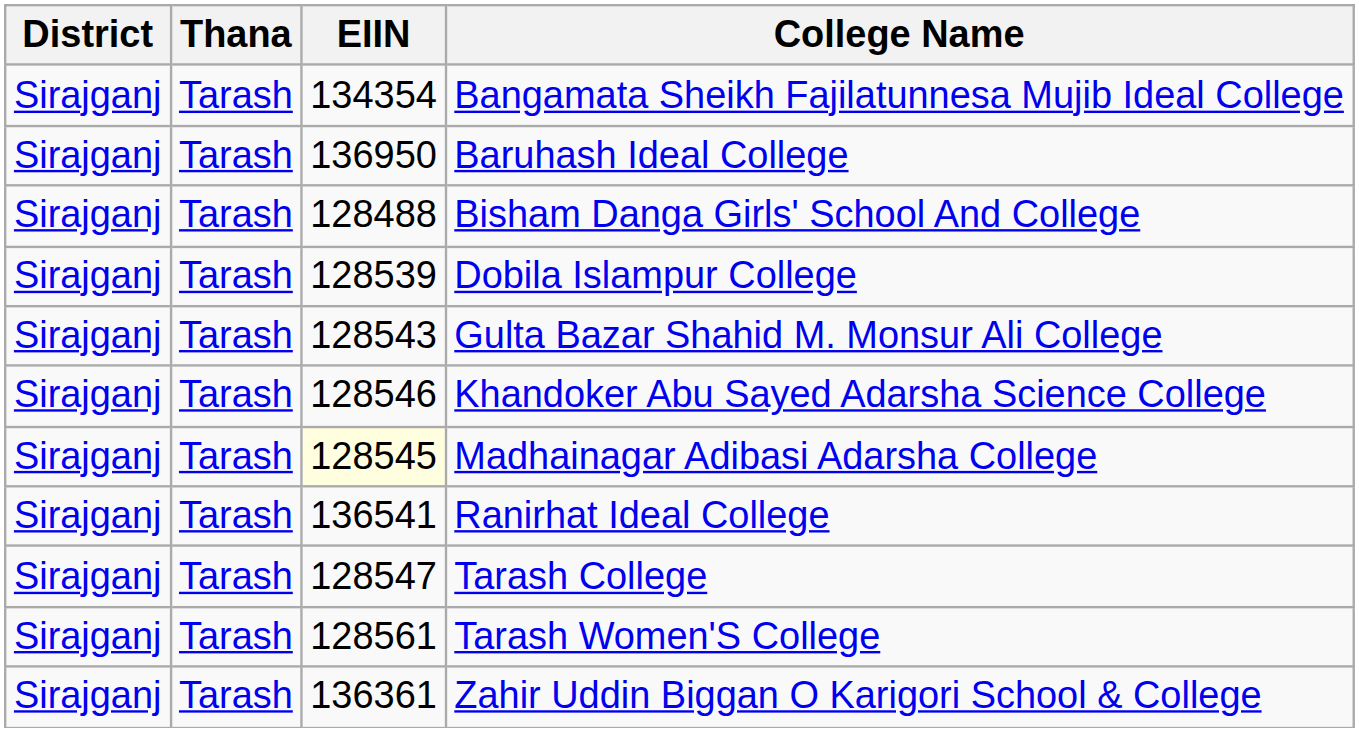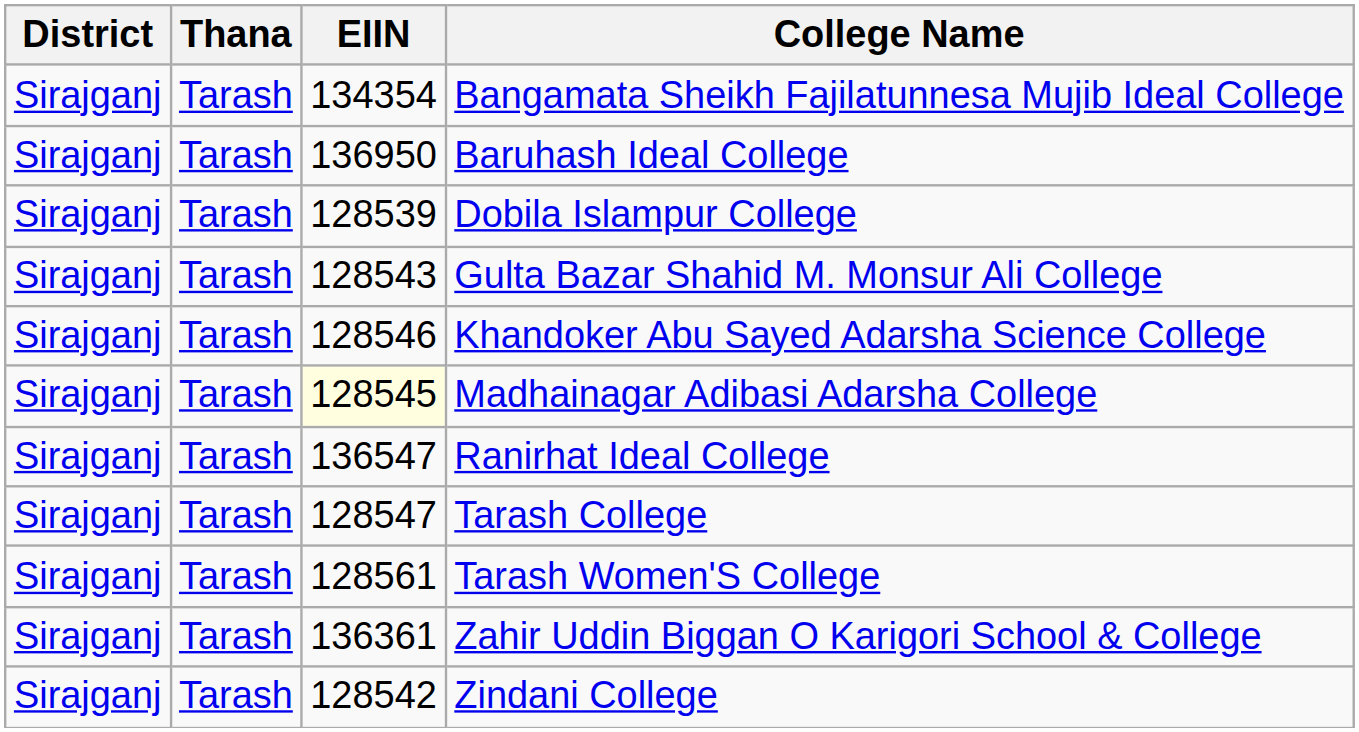- row: (797, 214)
(374, 515) 136541 -> (374, 455) 136547
+ row: (586, 696)
